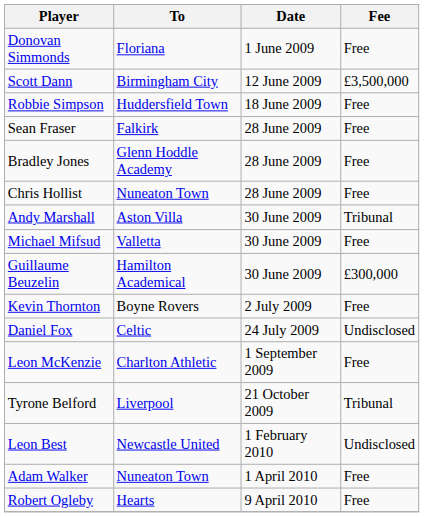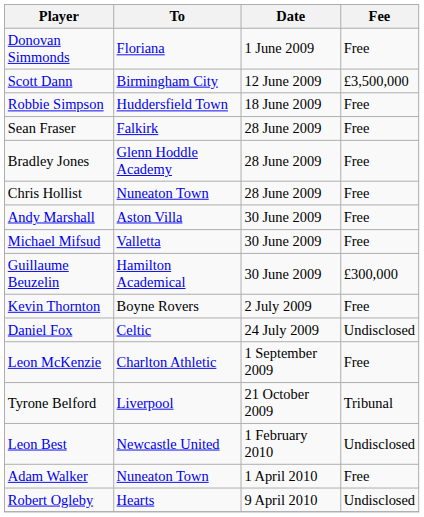(368, 217) Tribunal -> (357, 217) Free
(357, 500) Free -> (379, 500) Undisclosed
